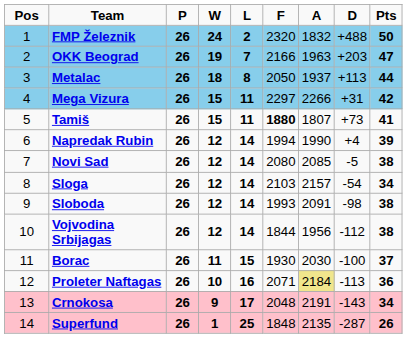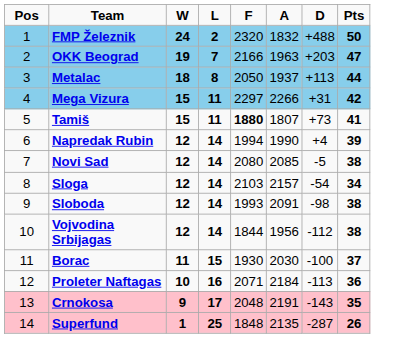- column: (182, 15)
(316, 281) khaki background -> (284, 281) no background
(386, 302) 34 -> (354, 302) 35
